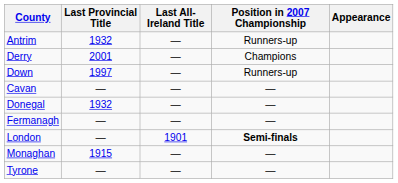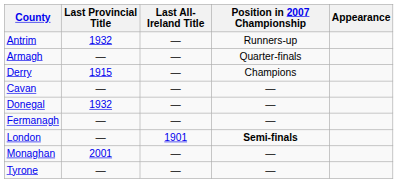+ row: (25, 56)
(101, 56) 2001 -> (101, 72) 1915
- row: (20, 72)
(101, 154) 1915 -> (101, 154) 2001
